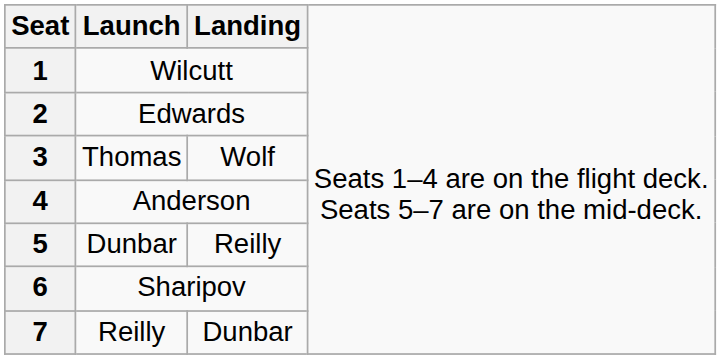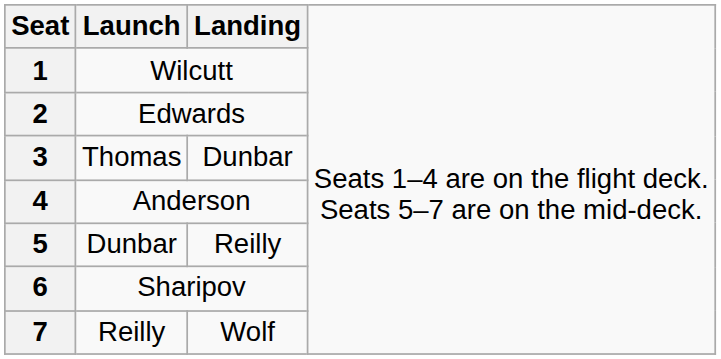(248, 157) Wolf -> (248, 157) Dunbar
(248, 331) Dunbar -> (248, 331) Wolf
